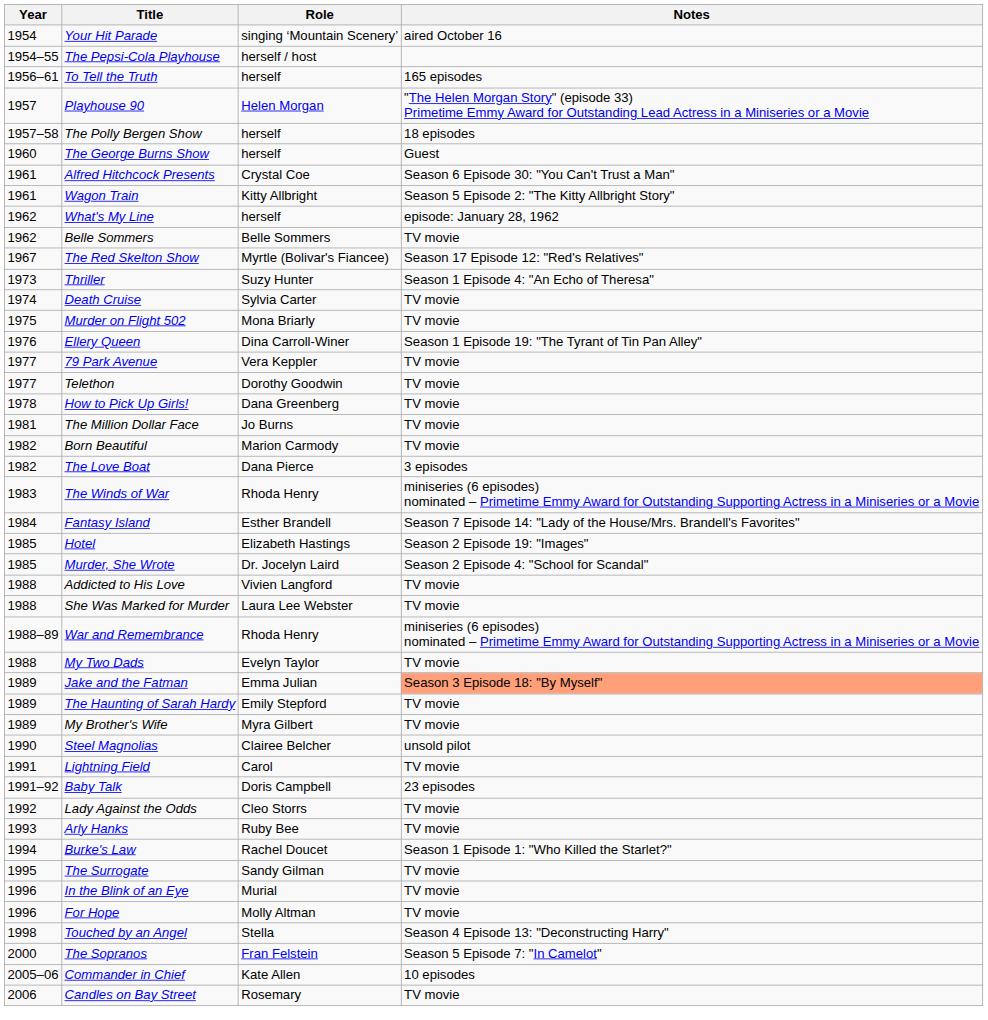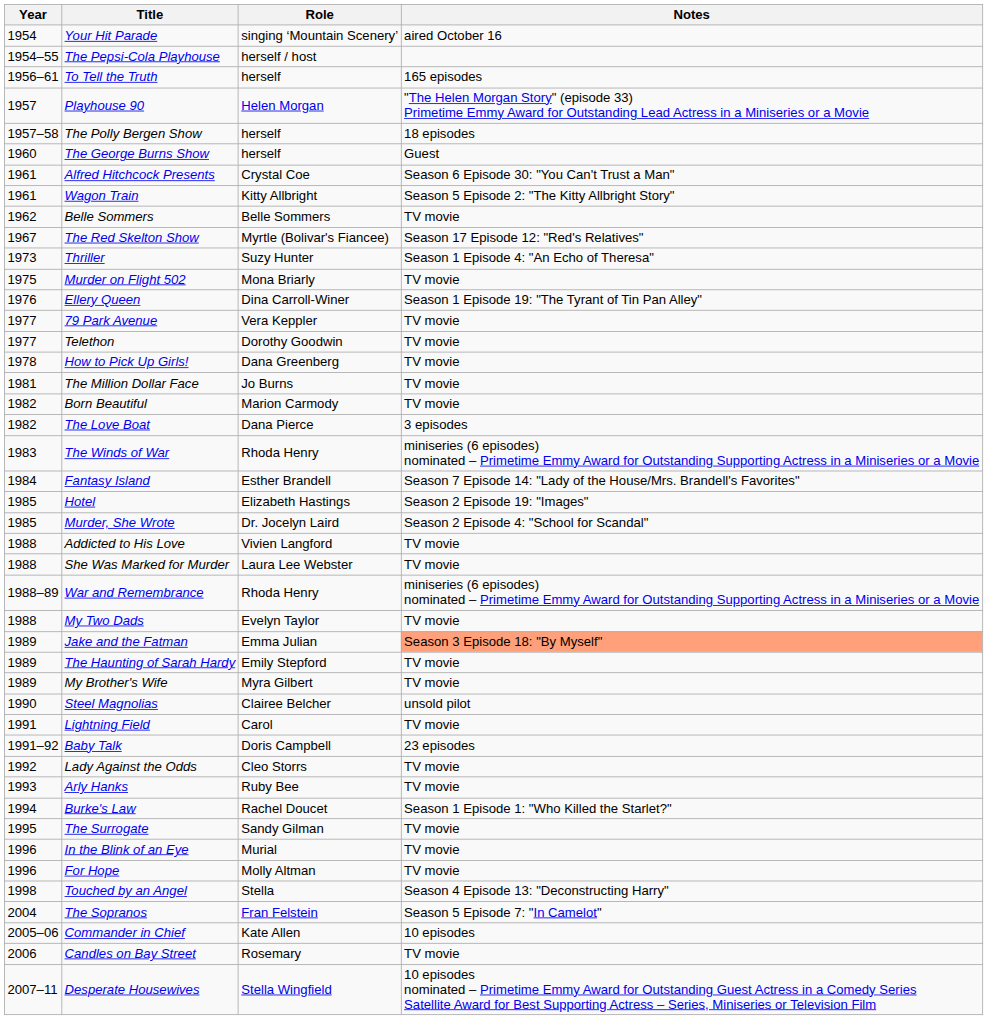- row: (109, 216)
- row: (103, 300)
(22, 953) 2000 -> (22, 912) 2004
+ row: (132, 989)
